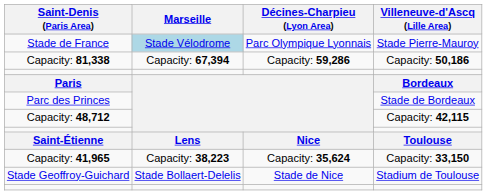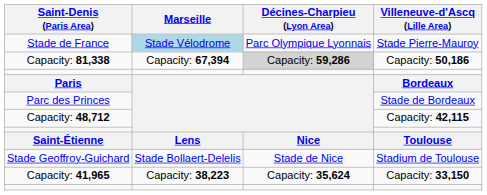(308, 60) no background -> (308, 60) lightgrey background
rows swapped: (68, 175) <-> (68, 158)
